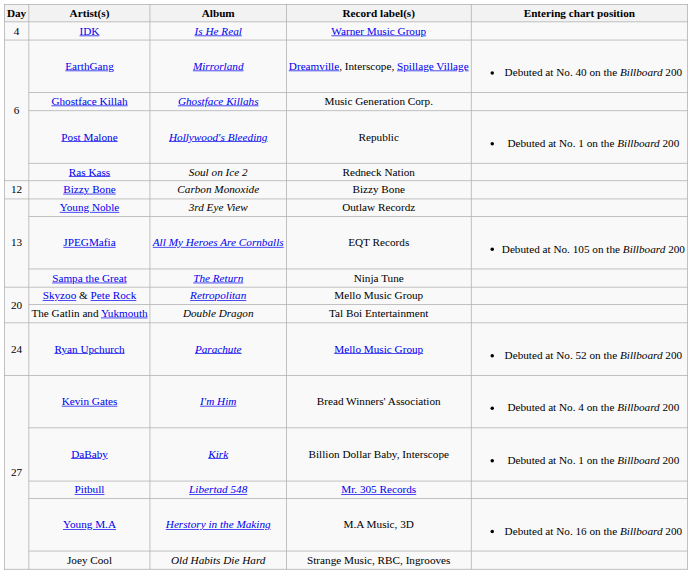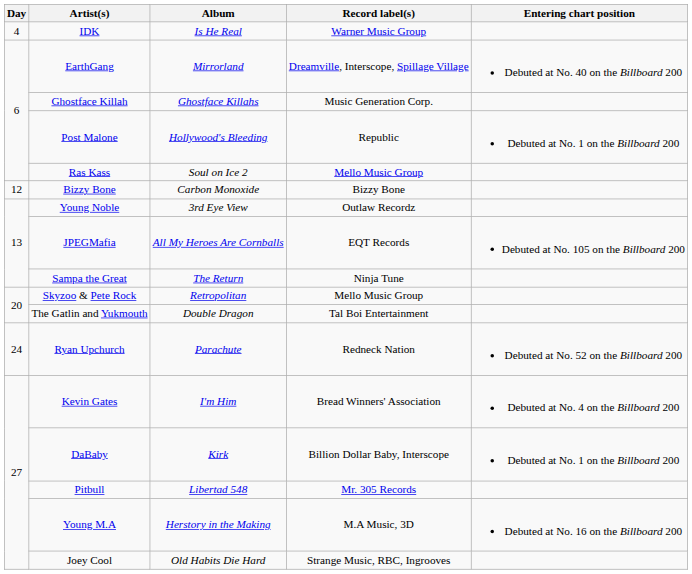(379, 172) Redneck Nation -> (379, 172) Mello Music Group
(379, 349) Mello Music Group -> (379, 349) Redneck Nation
